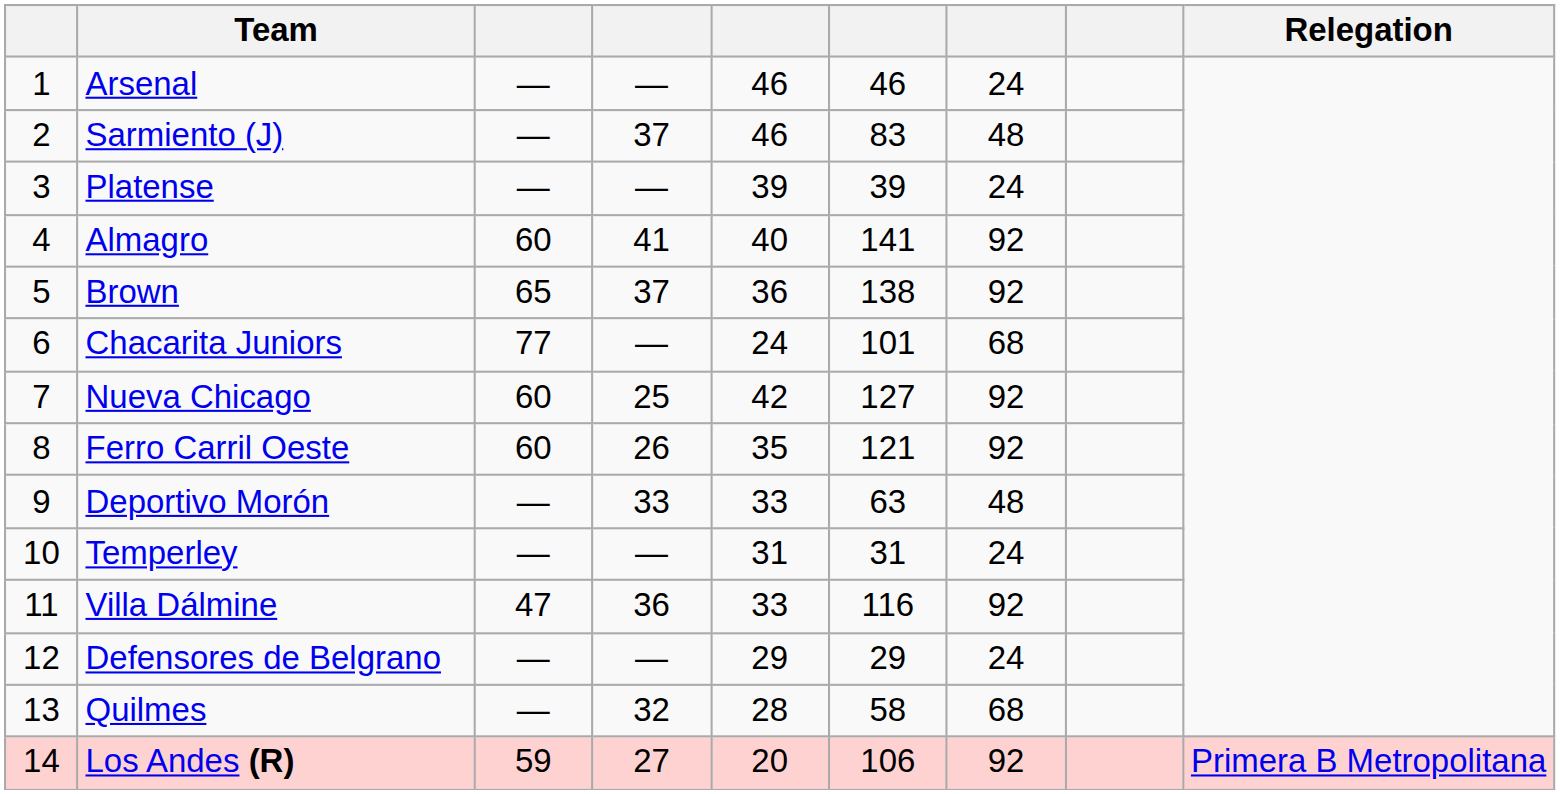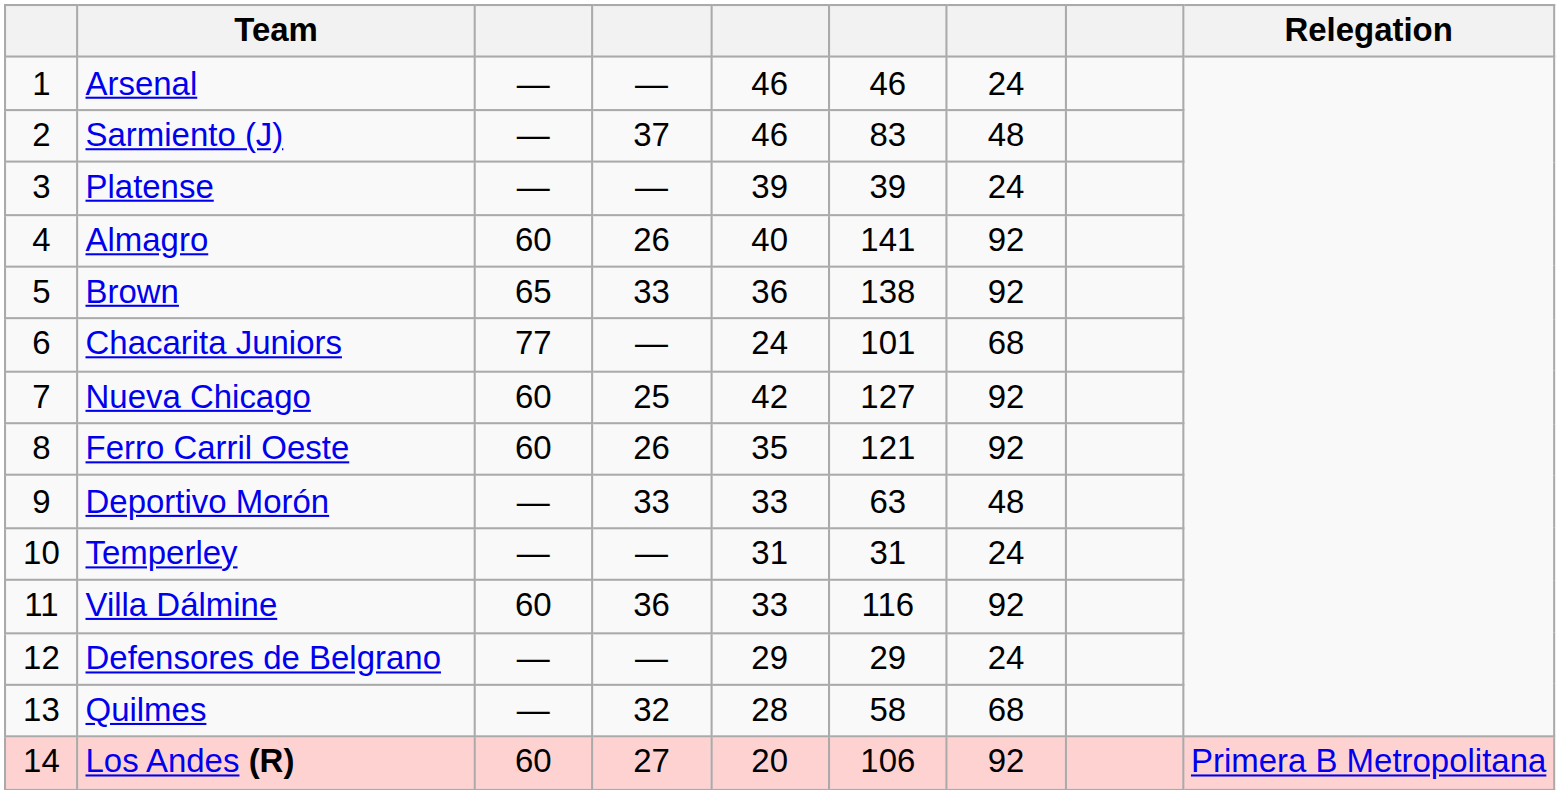(651, 239) 41 -> (651, 239) 26
(651, 291) 37 -> (651, 291) 33
(533, 605) 47 -> (533, 605) 60
(533, 762) 59 -> (533, 762) 60
